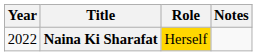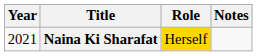(22, 39) 2022 -> (22, 39) 2021
